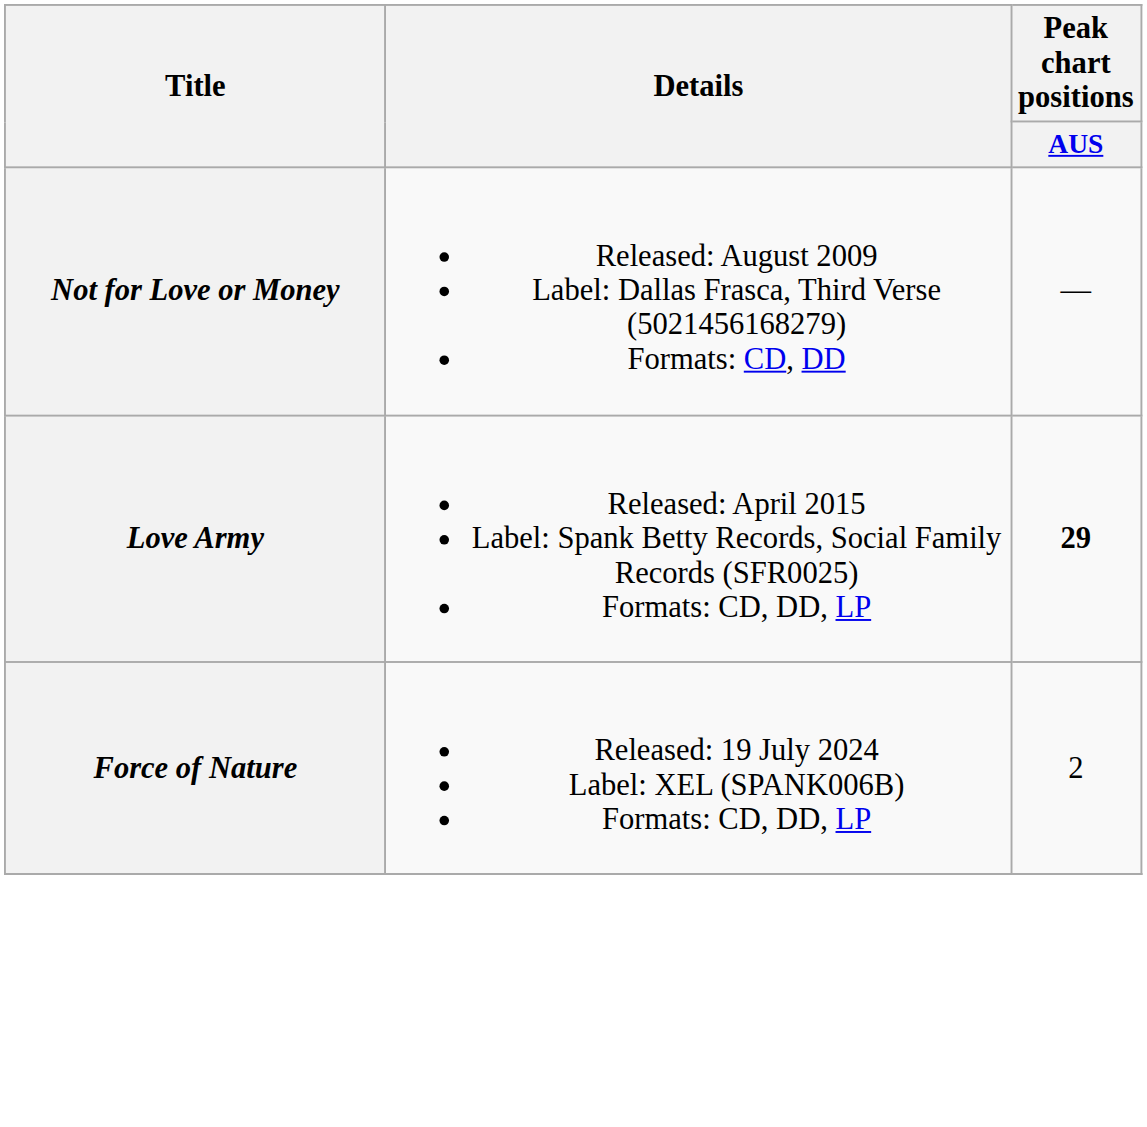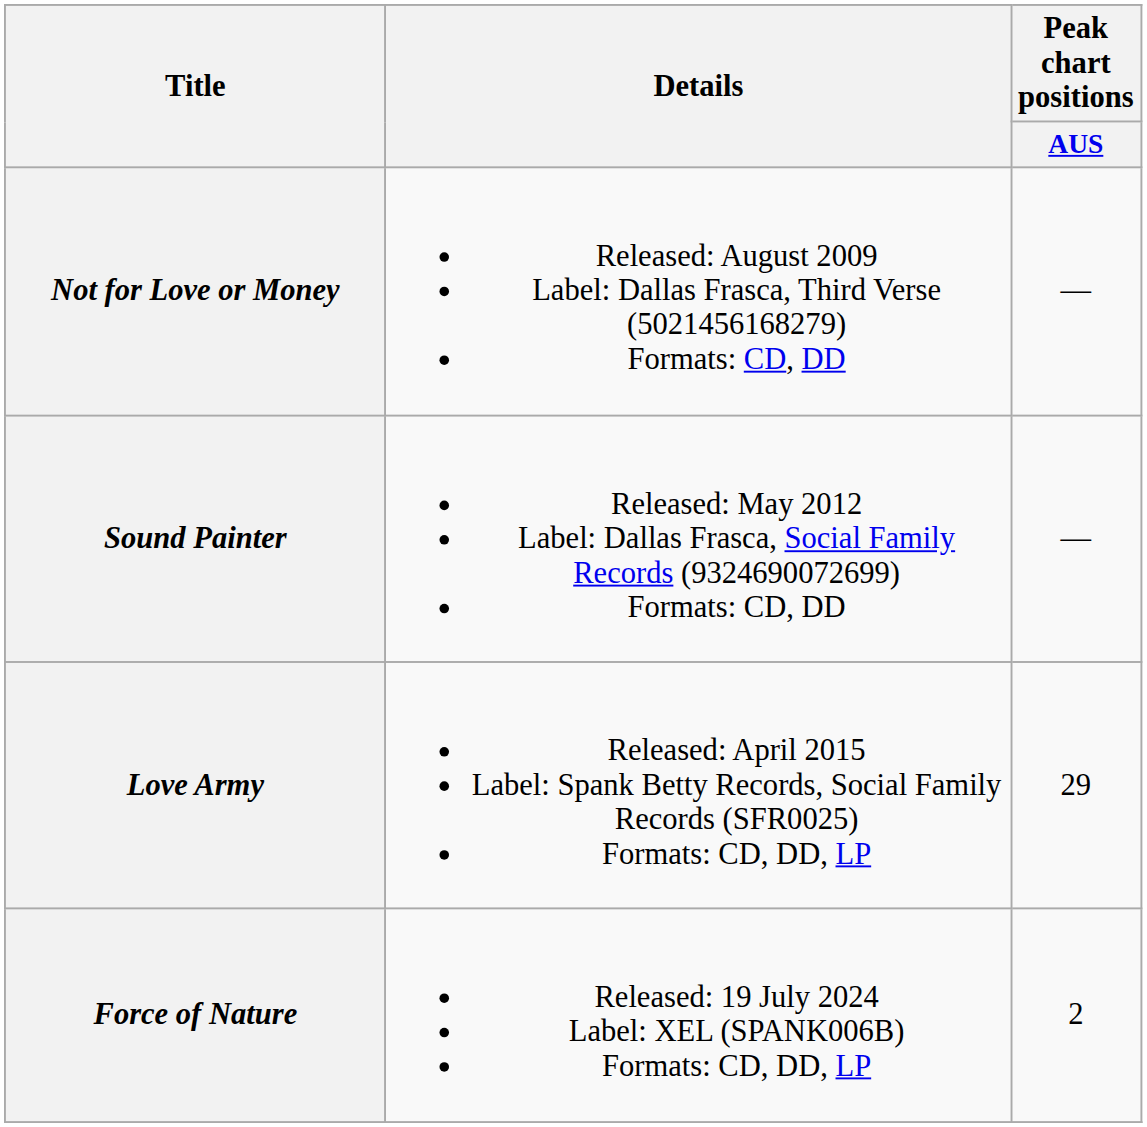+ row: (195, 537)
(1076, 537) bold -> (1076, 784) normal
